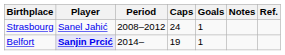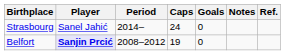(141, 27) 2008–2012 -> (131, 27) 2014–
(200, 27) 1 -> (200, 27) 0
(131, 42) 2014– -> (141, 42) 2008–2012
(200, 42) 1 -> (200, 42) 0
